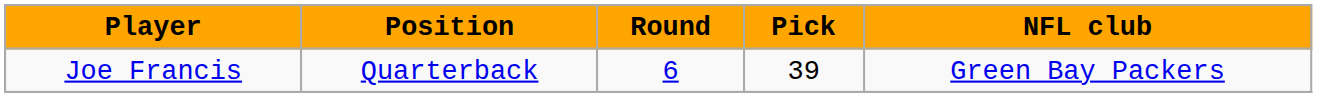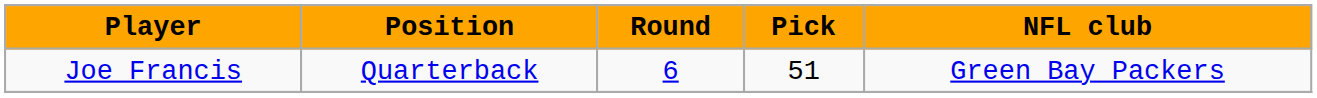(804, 71) 39 -> (804, 71) 51
